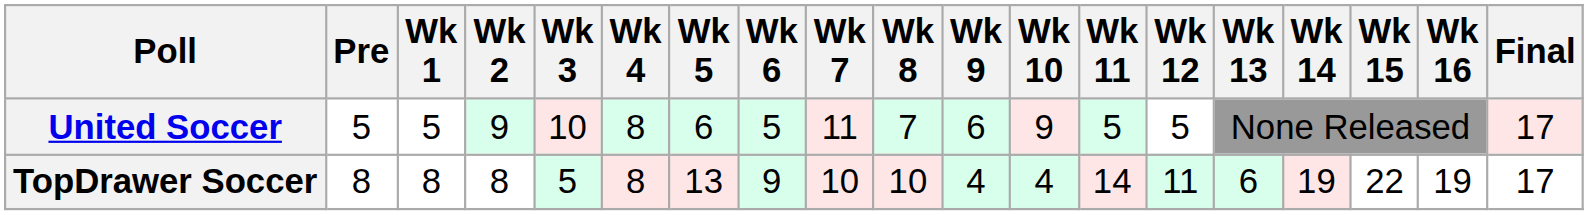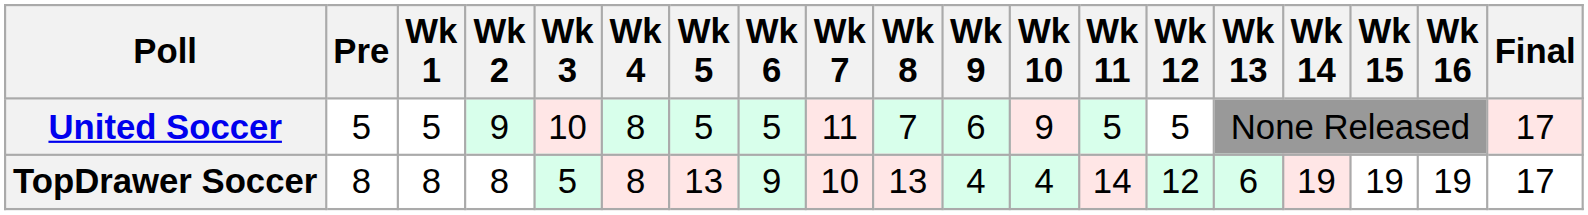(704, 126) 6 -> (704, 126) 5
(908, 181) 10 -> (908, 181) 13
(1180, 181) 11 -> (1180, 181) 12
(1385, 181) 22 -> (1385, 181) 19
